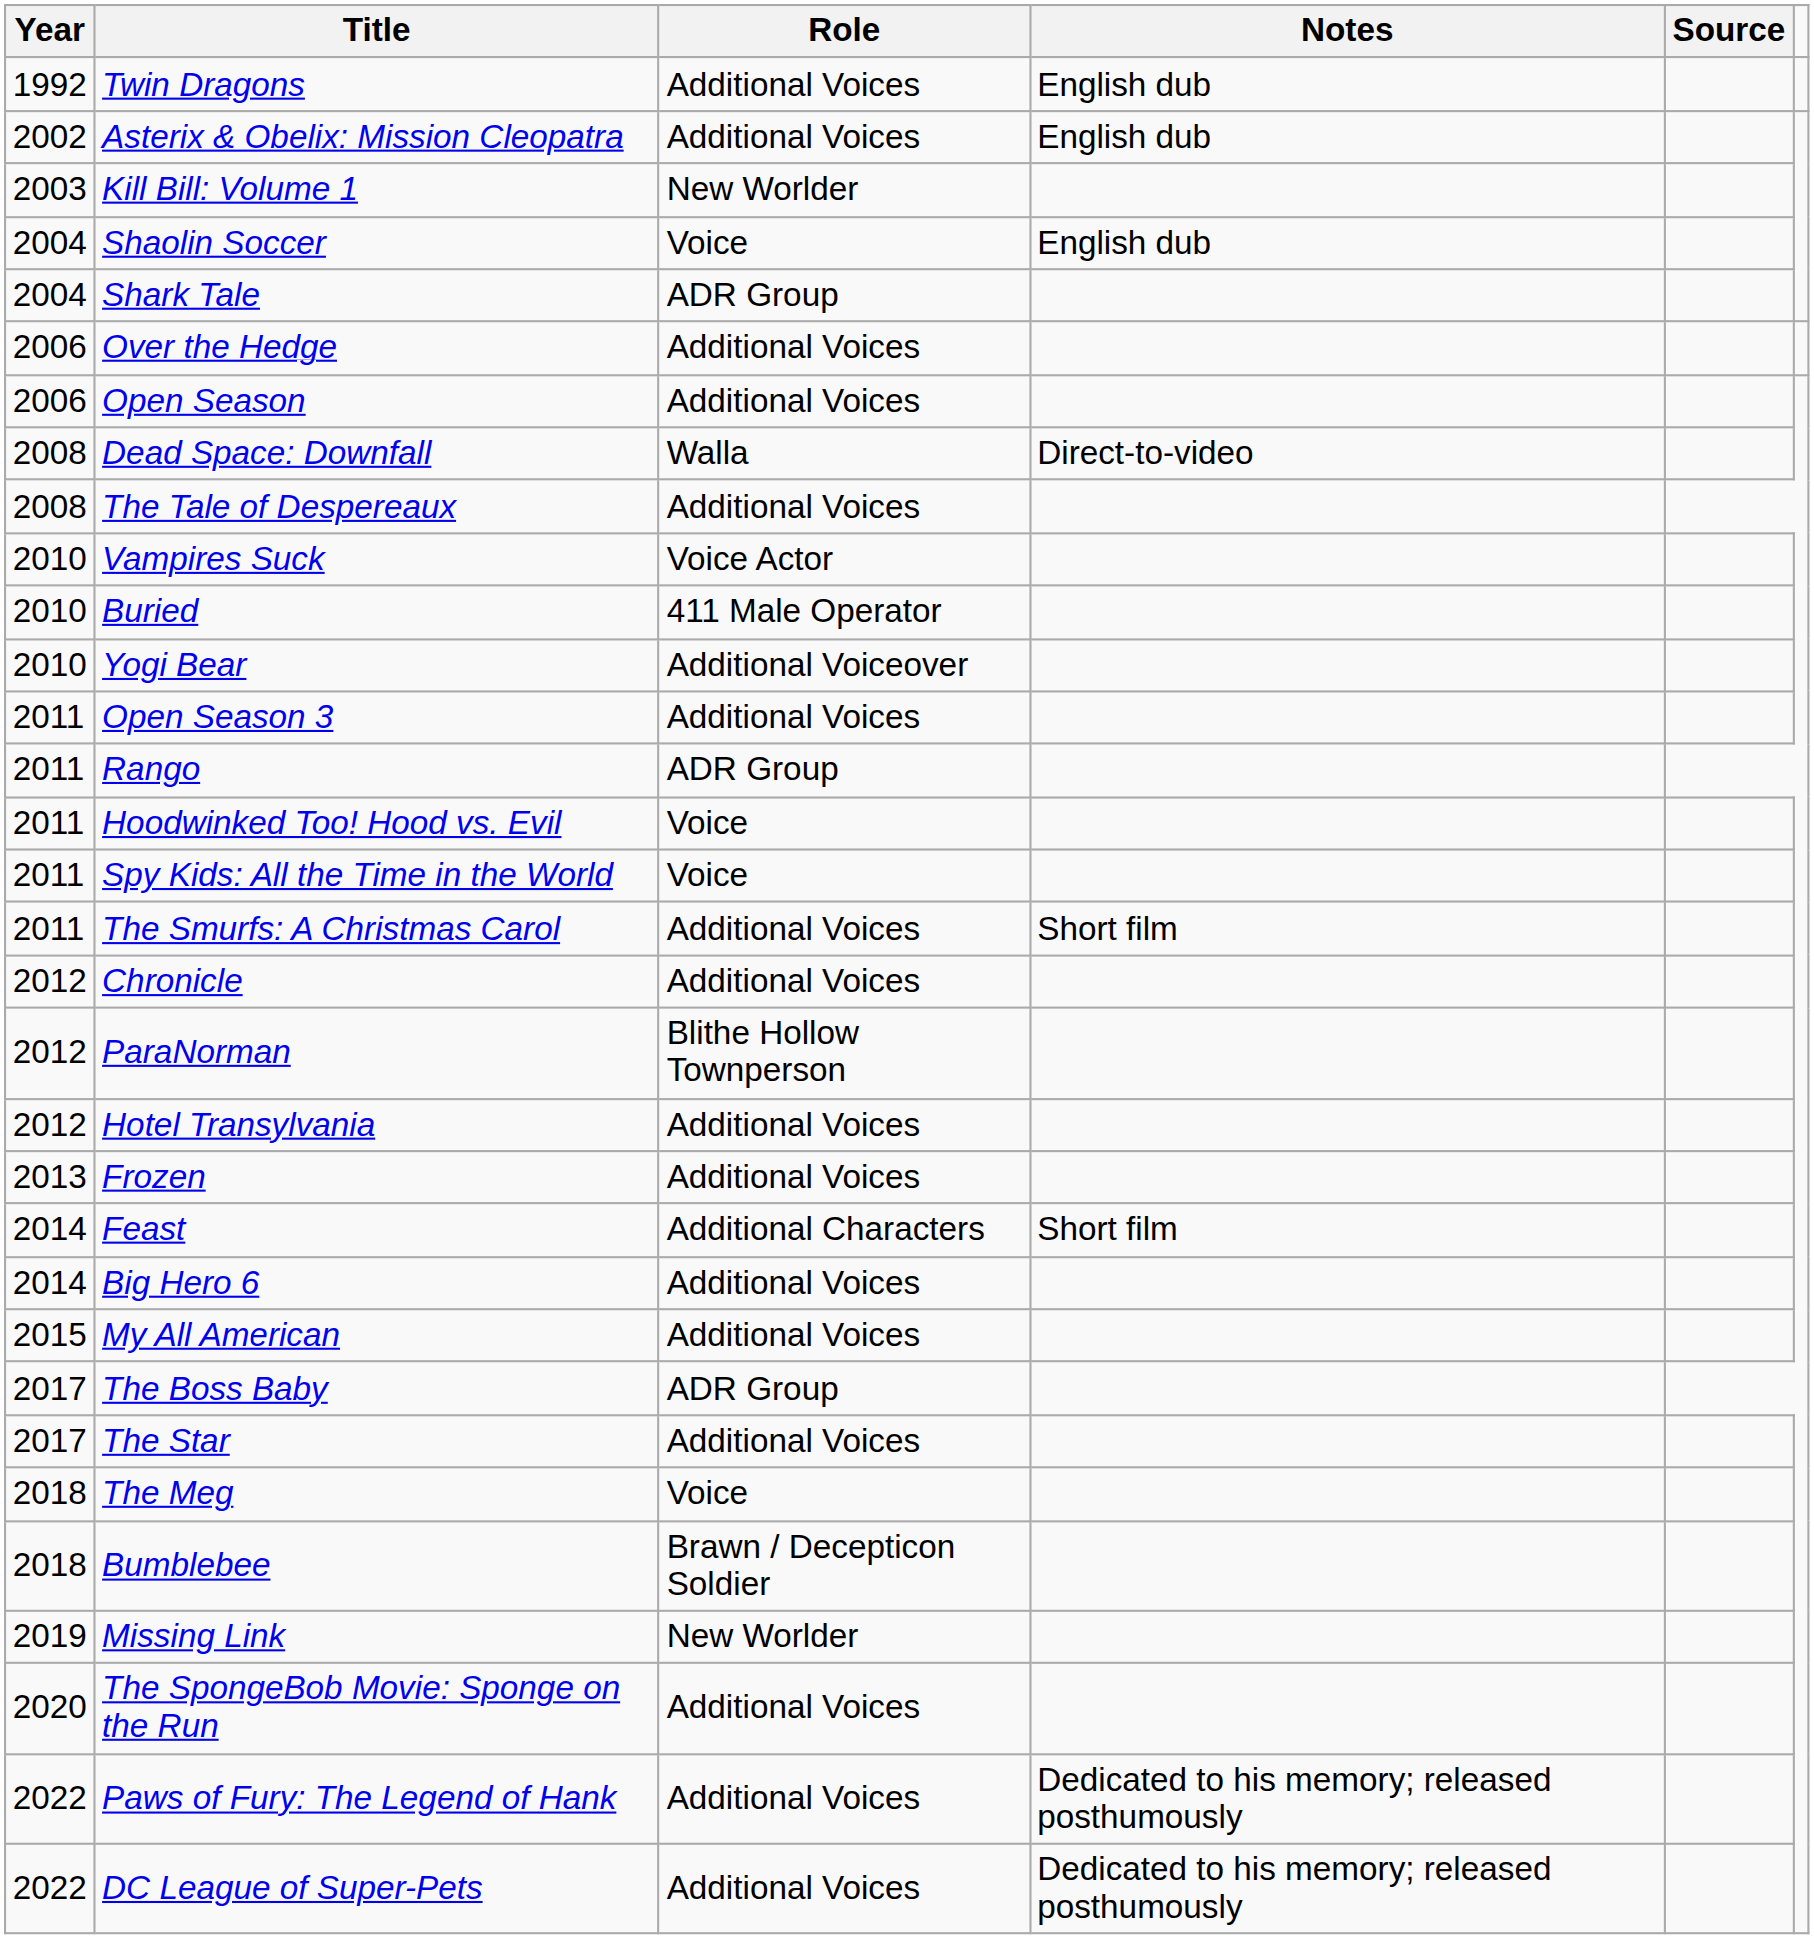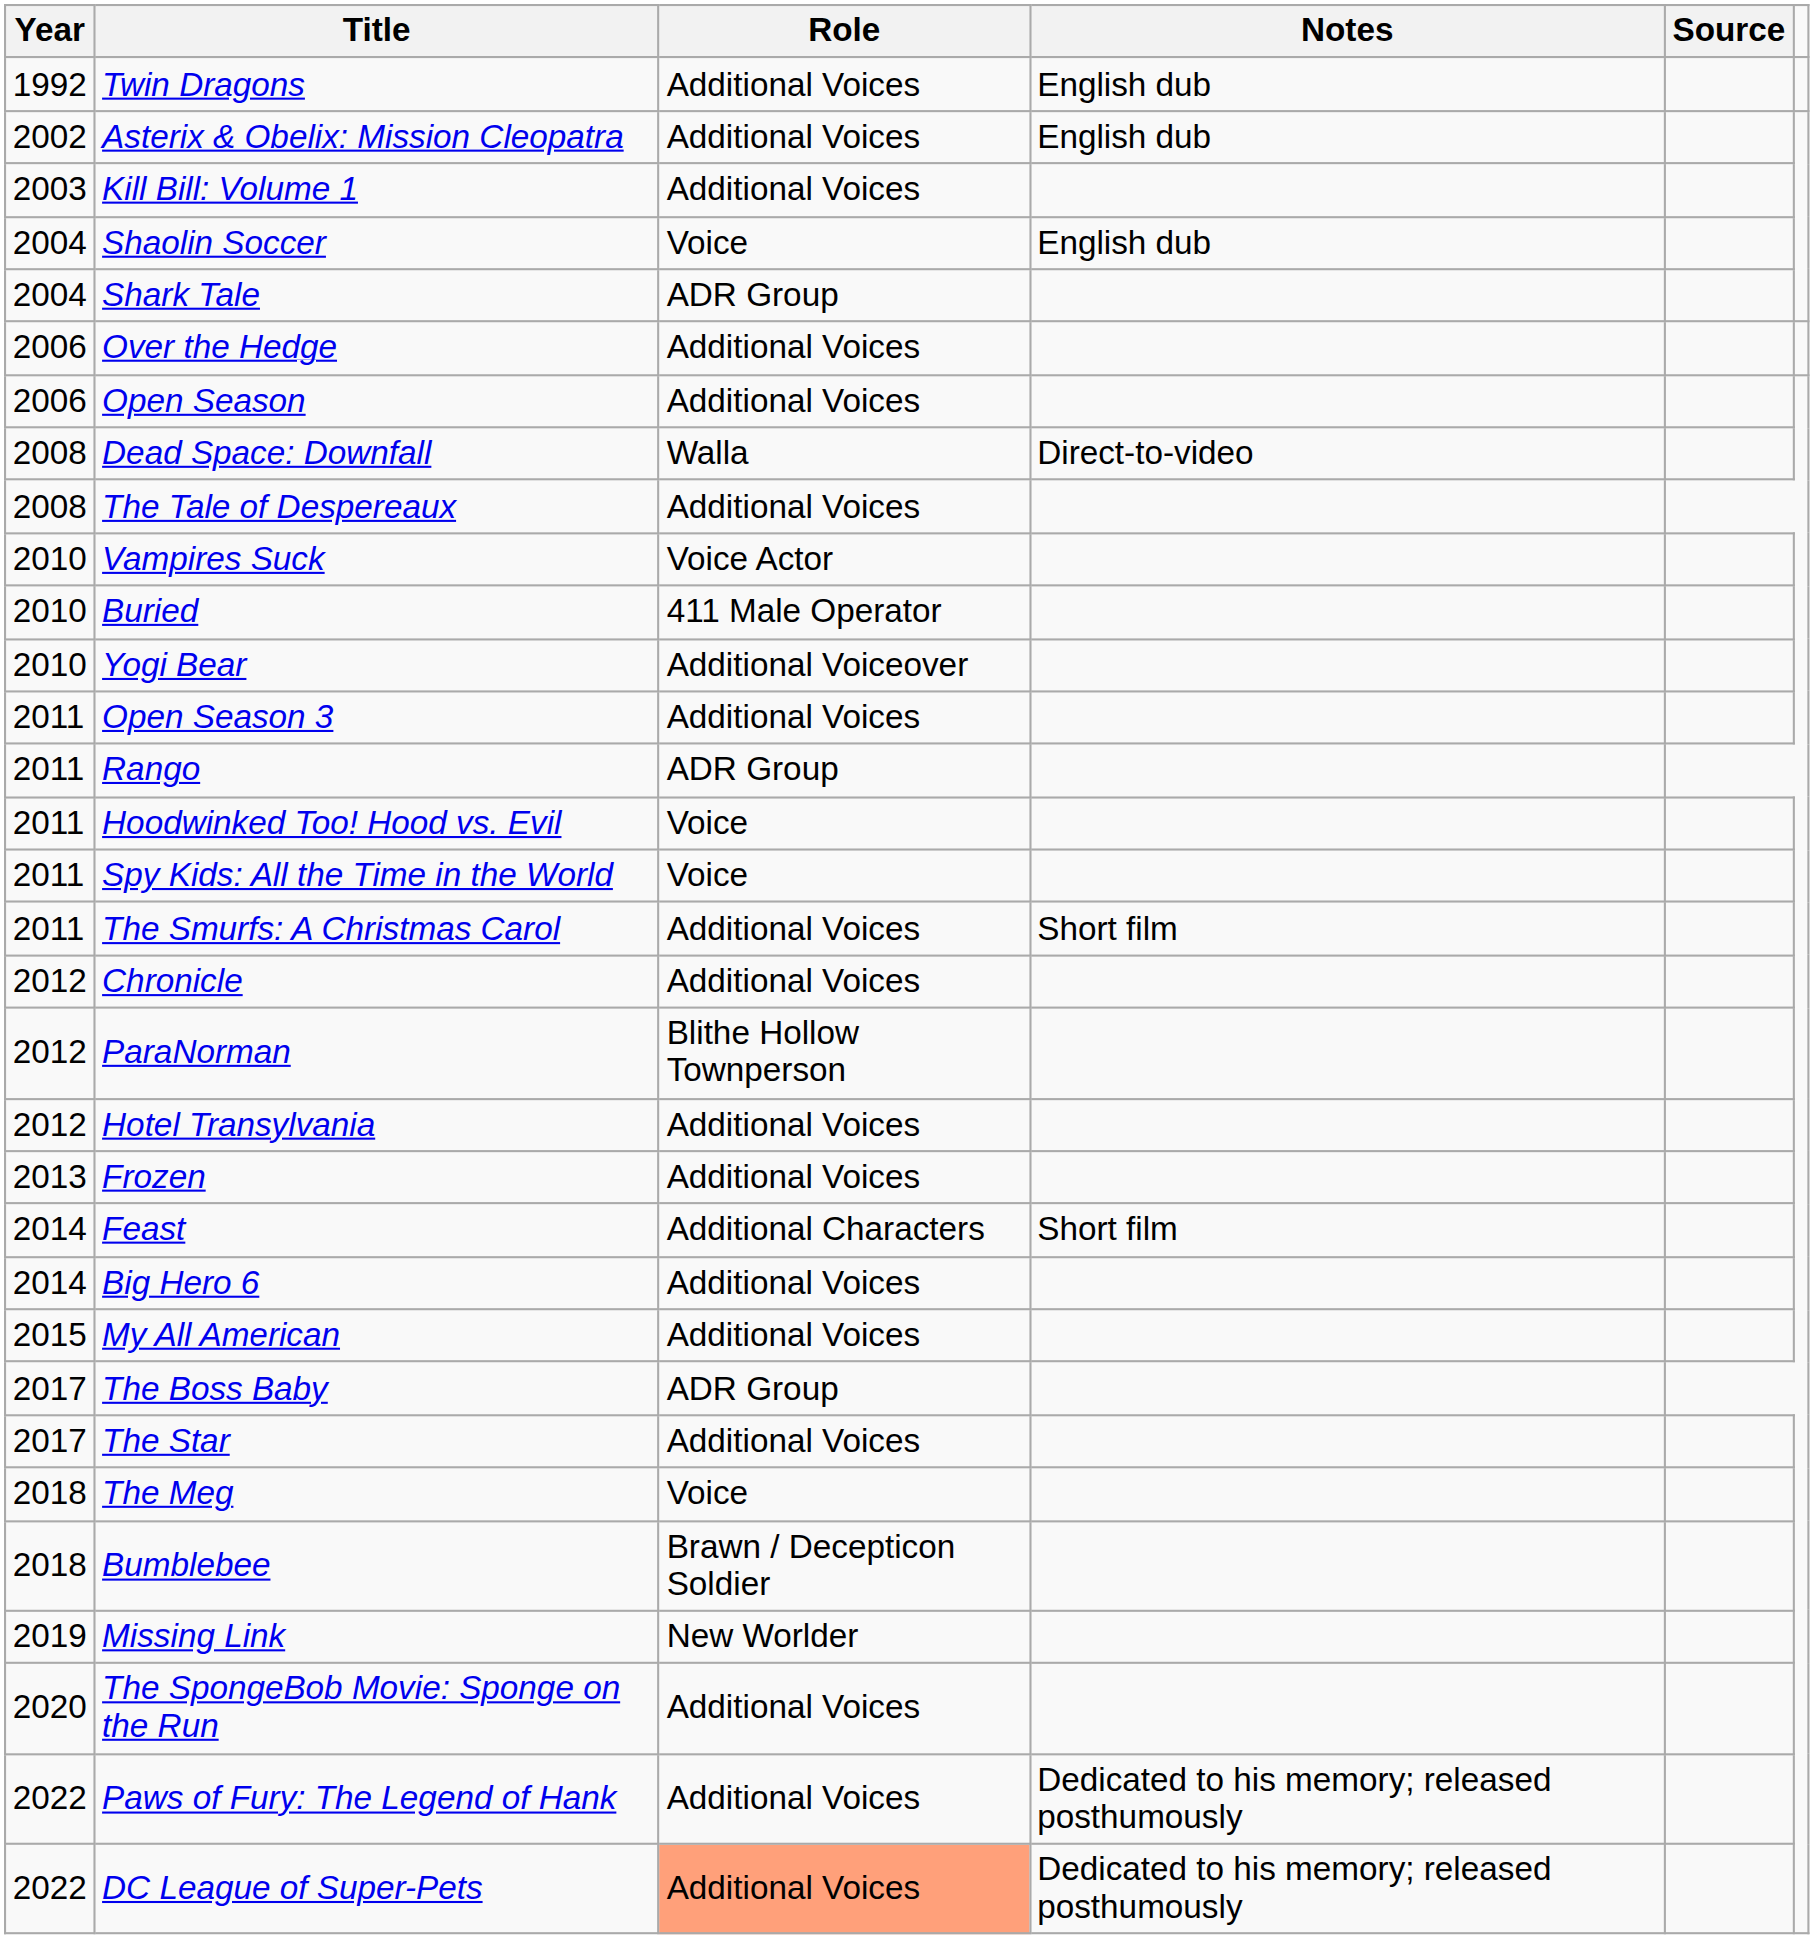(763, 189) New Worlder -> (793, 189) Additional Voices
(793, 1888) no background -> (793, 1888) lightsalmon background
